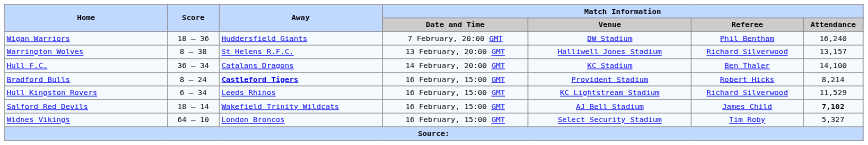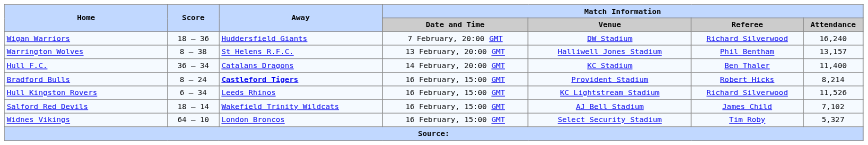(747, 38) Phil Bentham -> (747, 38) Richard Silverwood
(747, 52) Richard Silverwood -> (747, 52) Phil Bentham
(833, 66) 14,100 -> (833, 66) 11,400
(833, 93) 11,529 -> (833, 93) 11,526
(833, 106) bold -> (833, 106) normal
